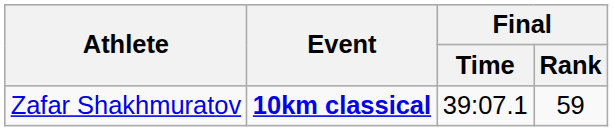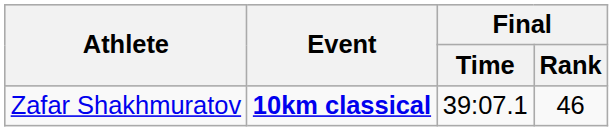(571, 105) 59 -> (571, 105) 46
